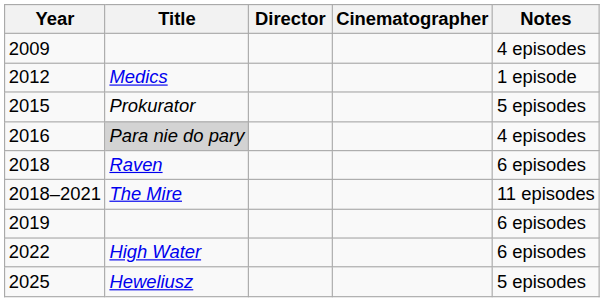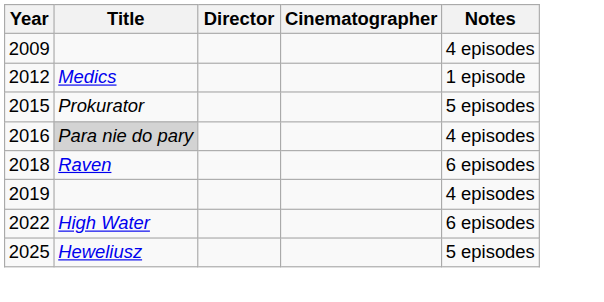- row: (55, 194)
(541, 223) 6 episodes -> (490, 194) 4 episodes
